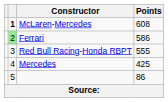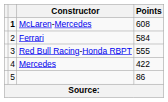(13, 37) lightgreen background -> (13, 37) no background
(143, 37) 586 -> (143, 37) 584
(143, 64) 425 -> (143, 64) 422
